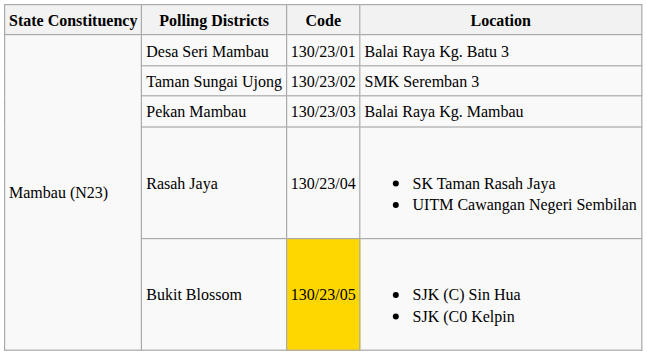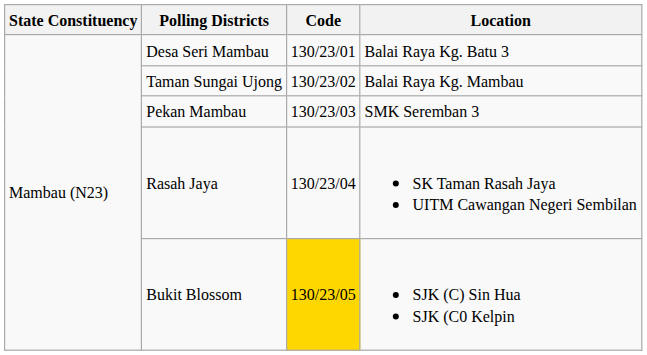(422, 81) SMK Seremban 3 -> (444, 81) Balai Raya Kg. Mambau
(444, 112) Balai Raya Kg. Mambau -> (422, 112) SMK Seremban 3
